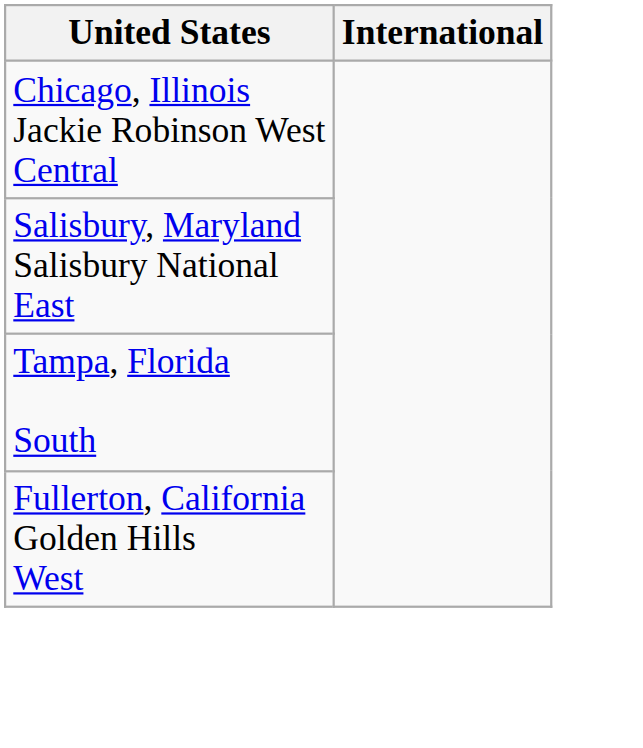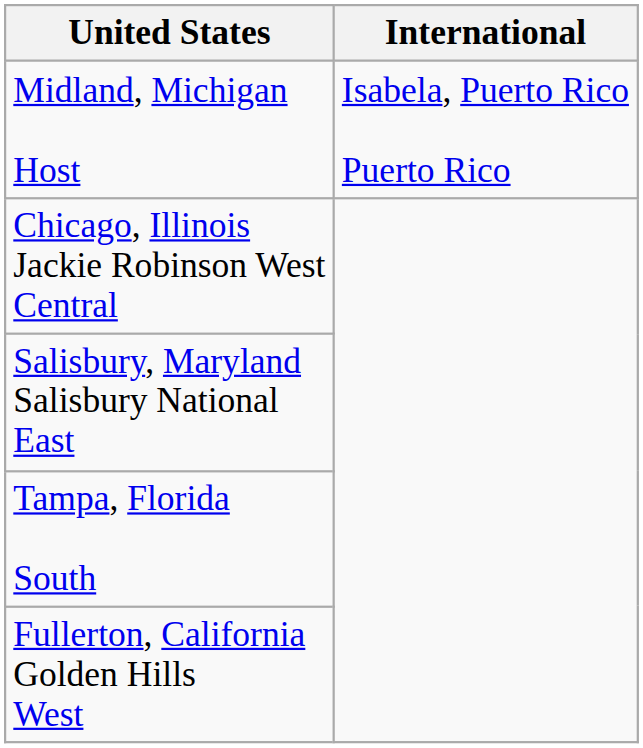+ row: (150, 128)
